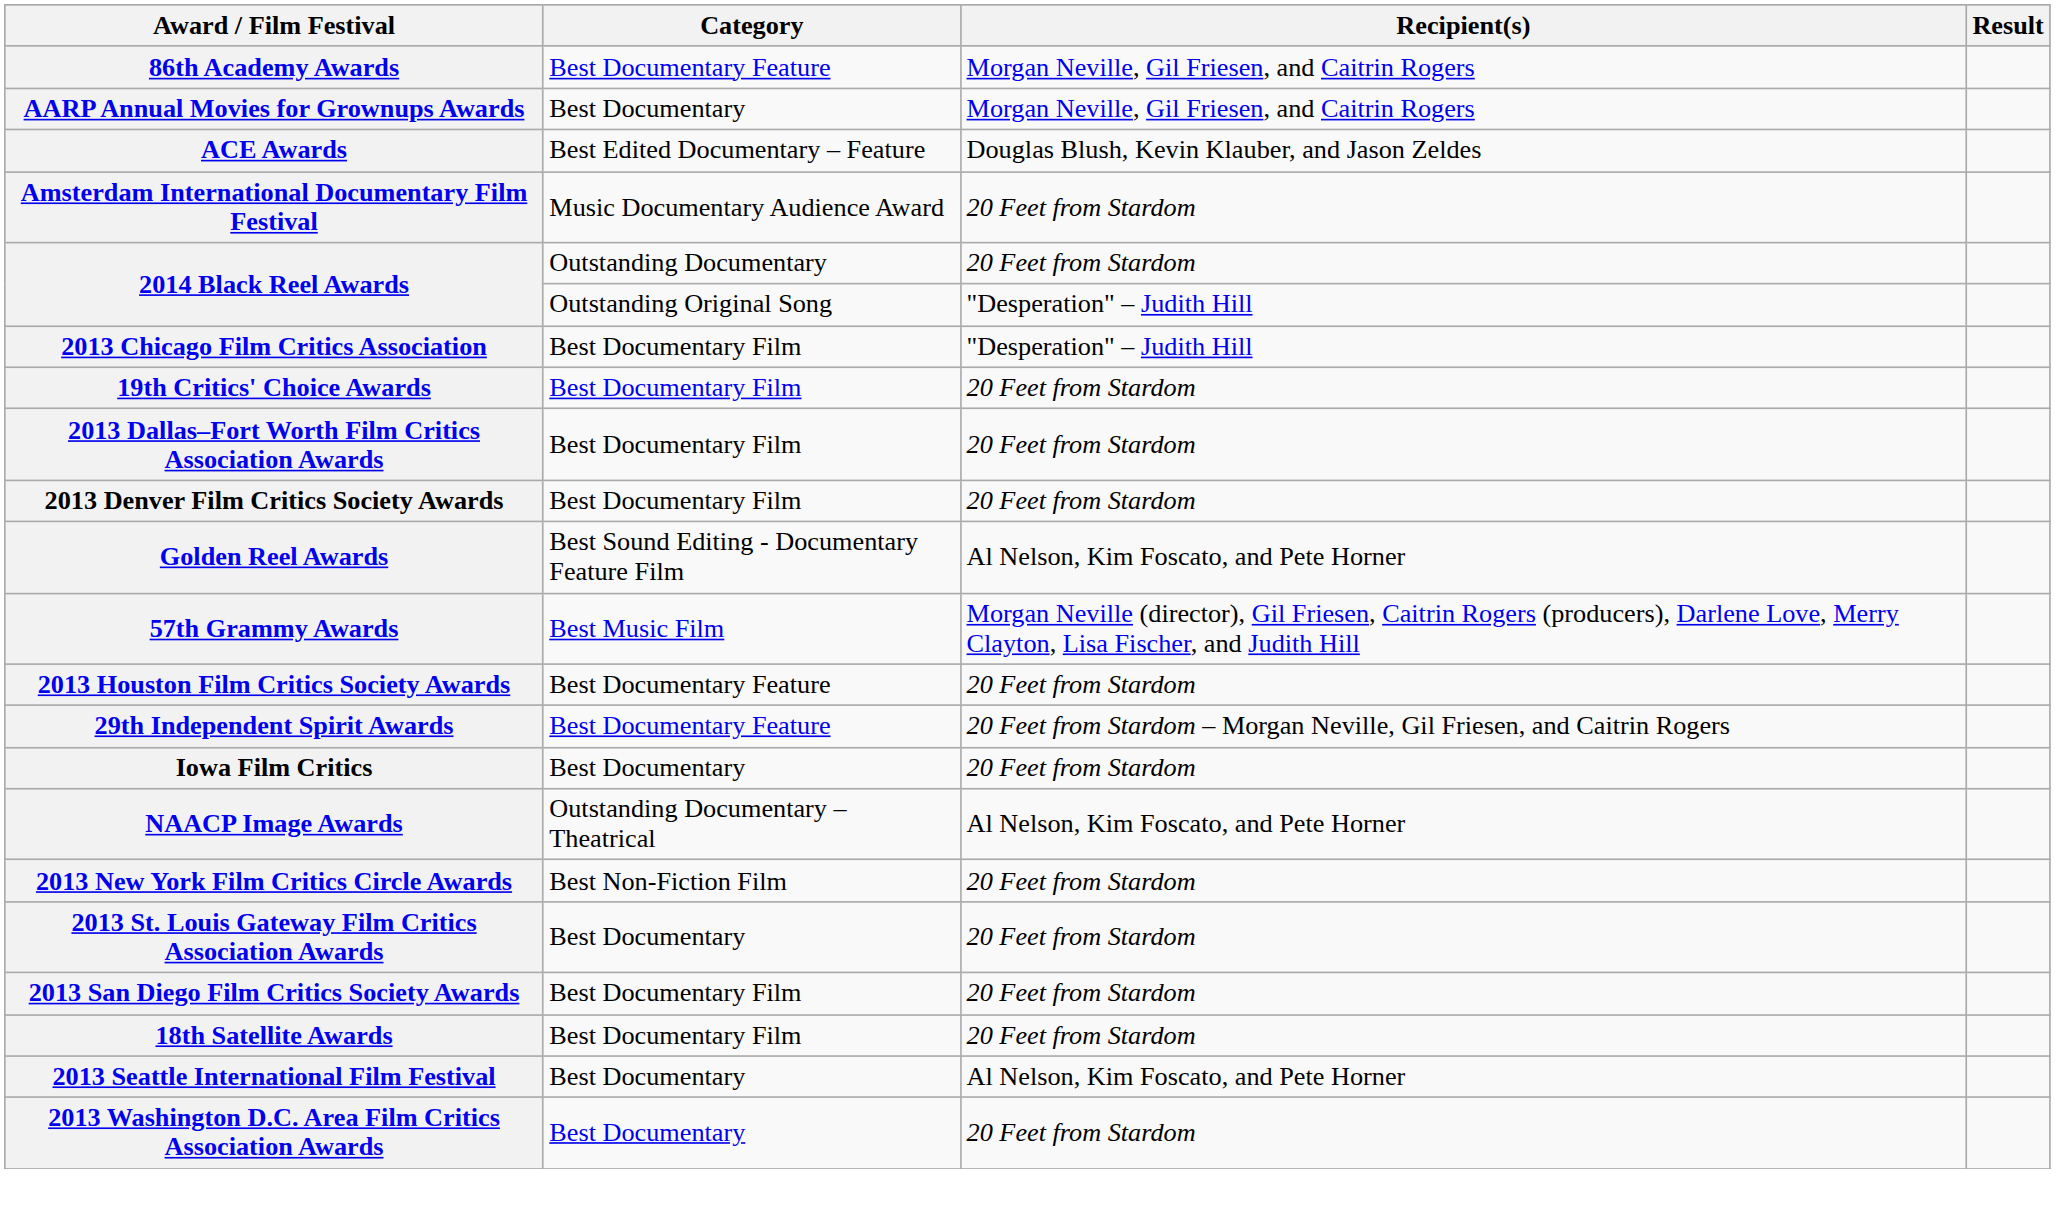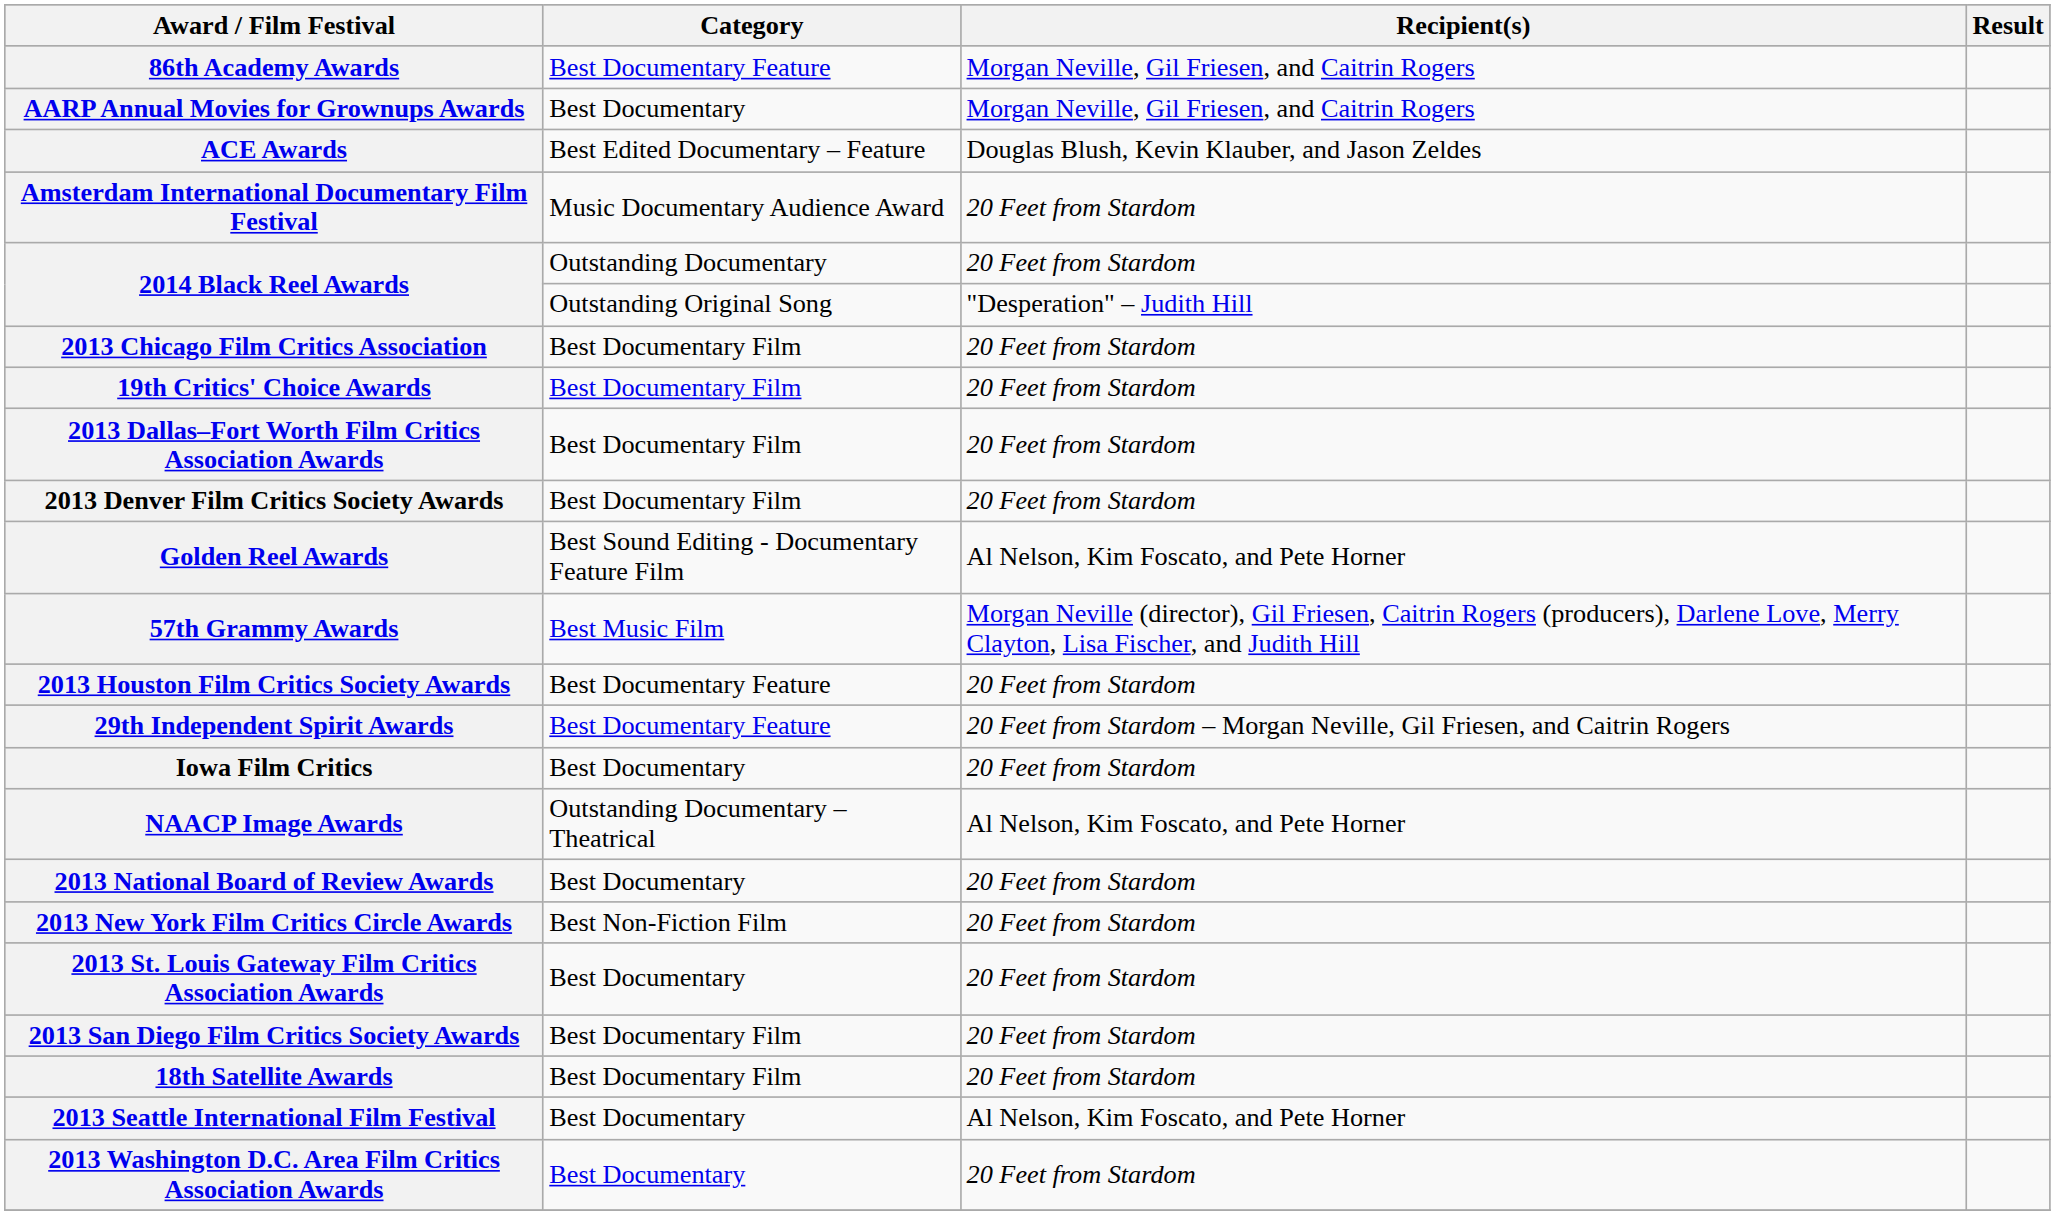(1110, 346) "Desperation" – Judith Hill -> (1081, 346) 20 Feet from Stardom
+ row: (274, 880)
